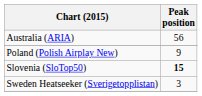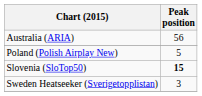(179, 53) 9 -> (179, 53) 5
